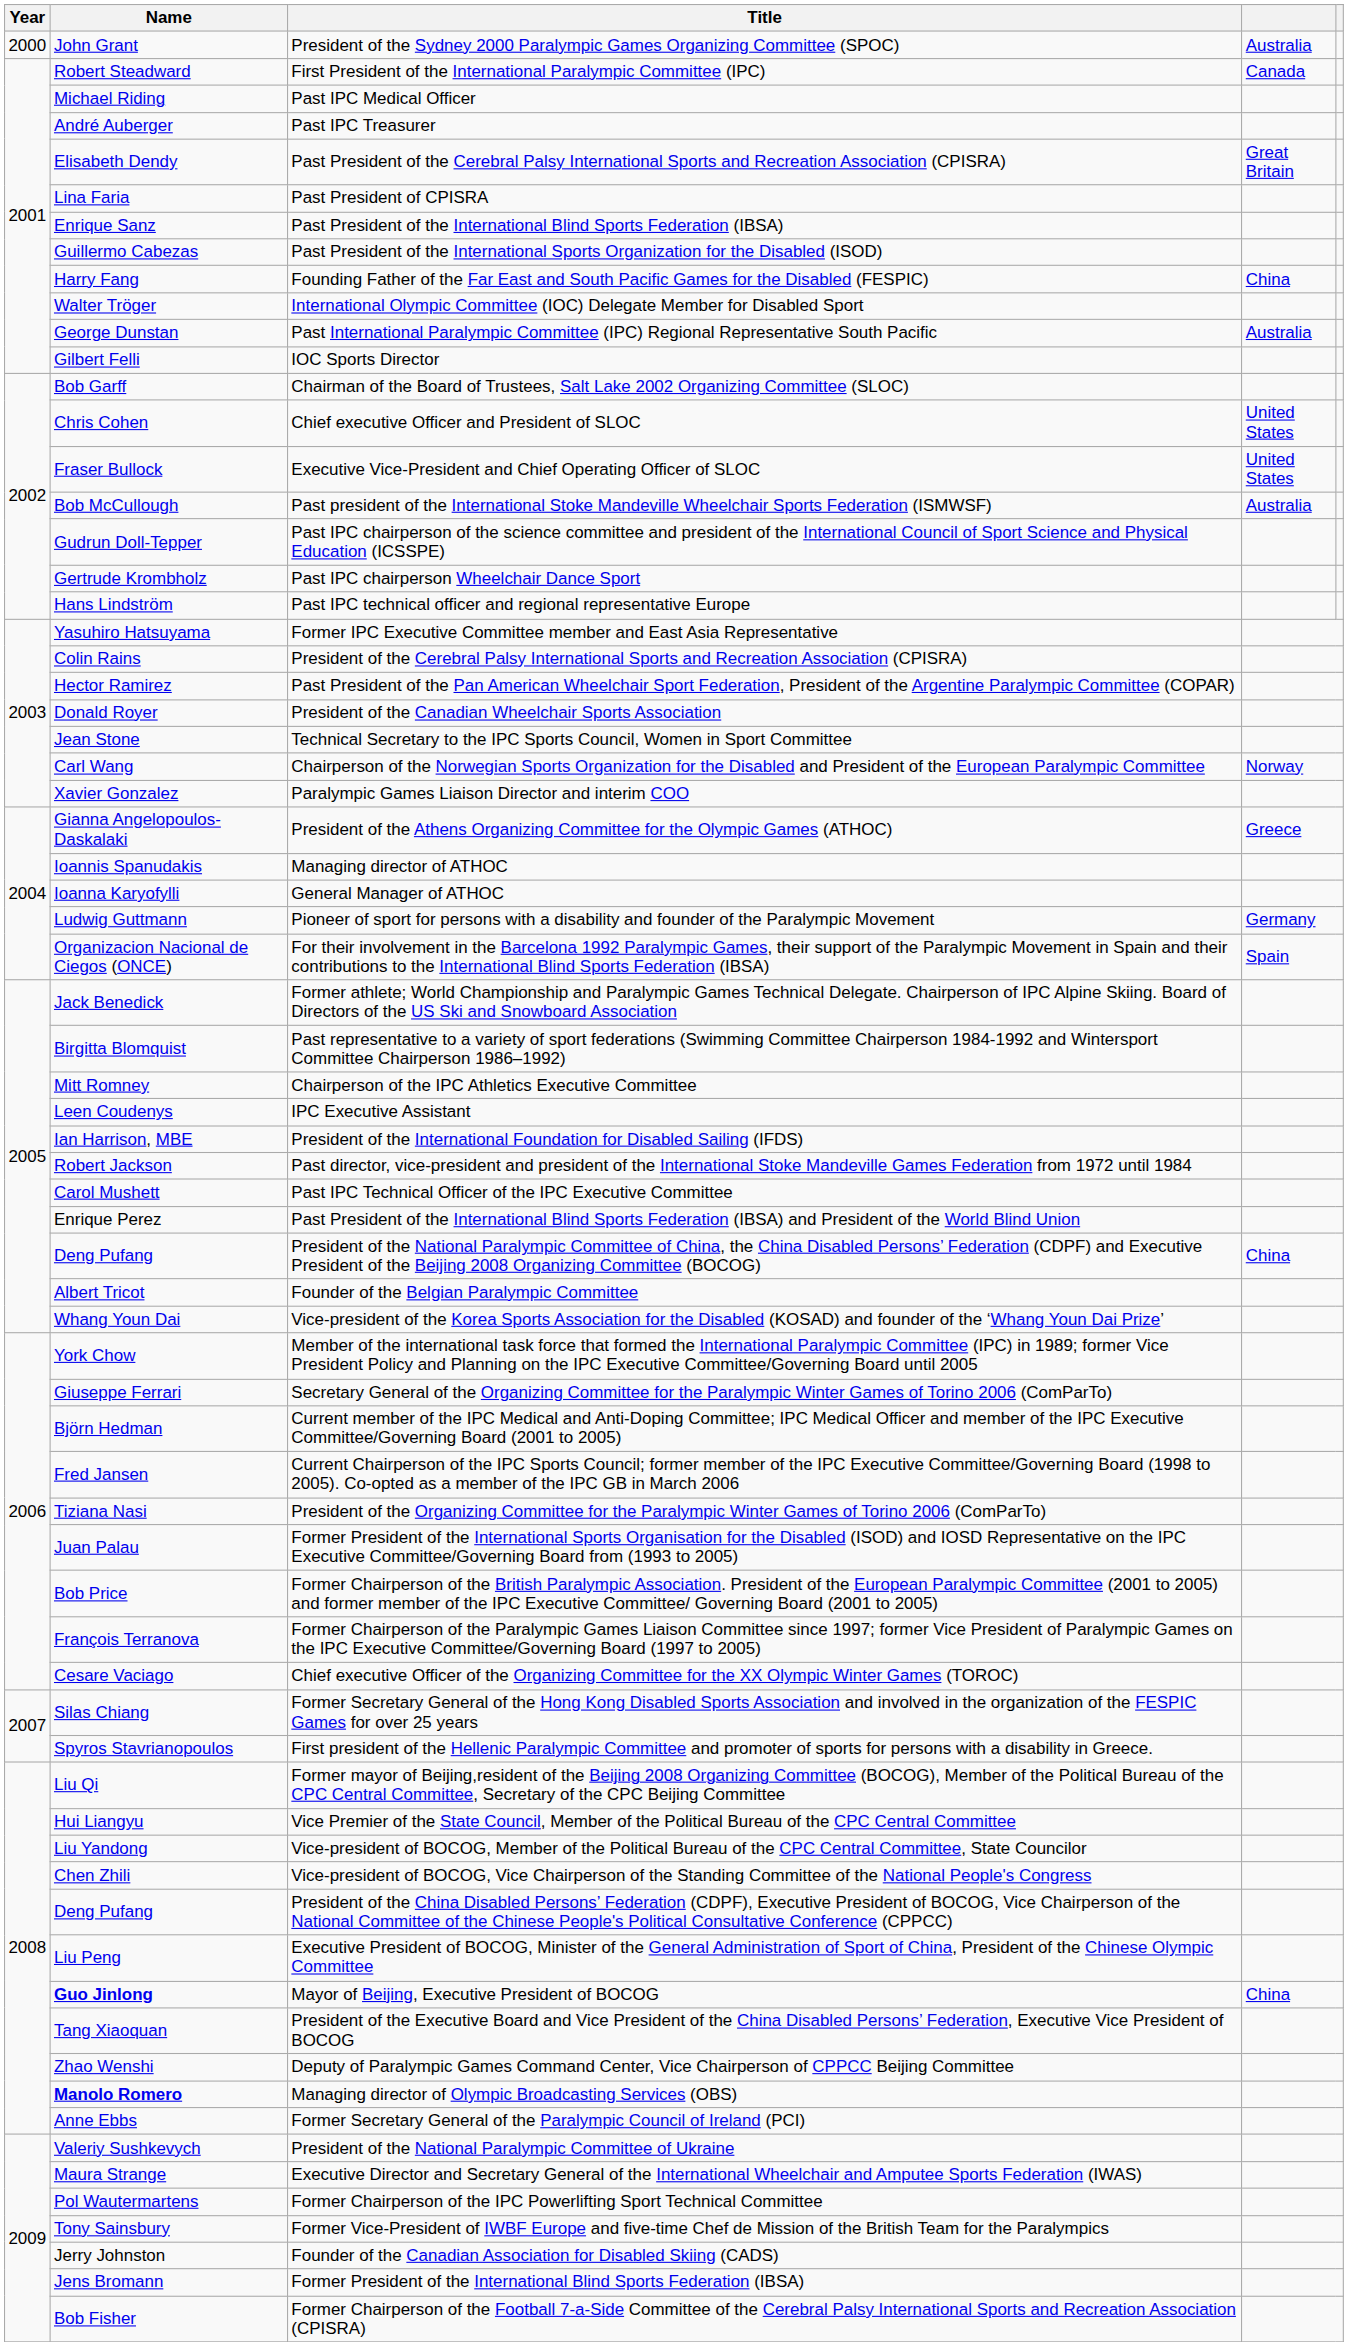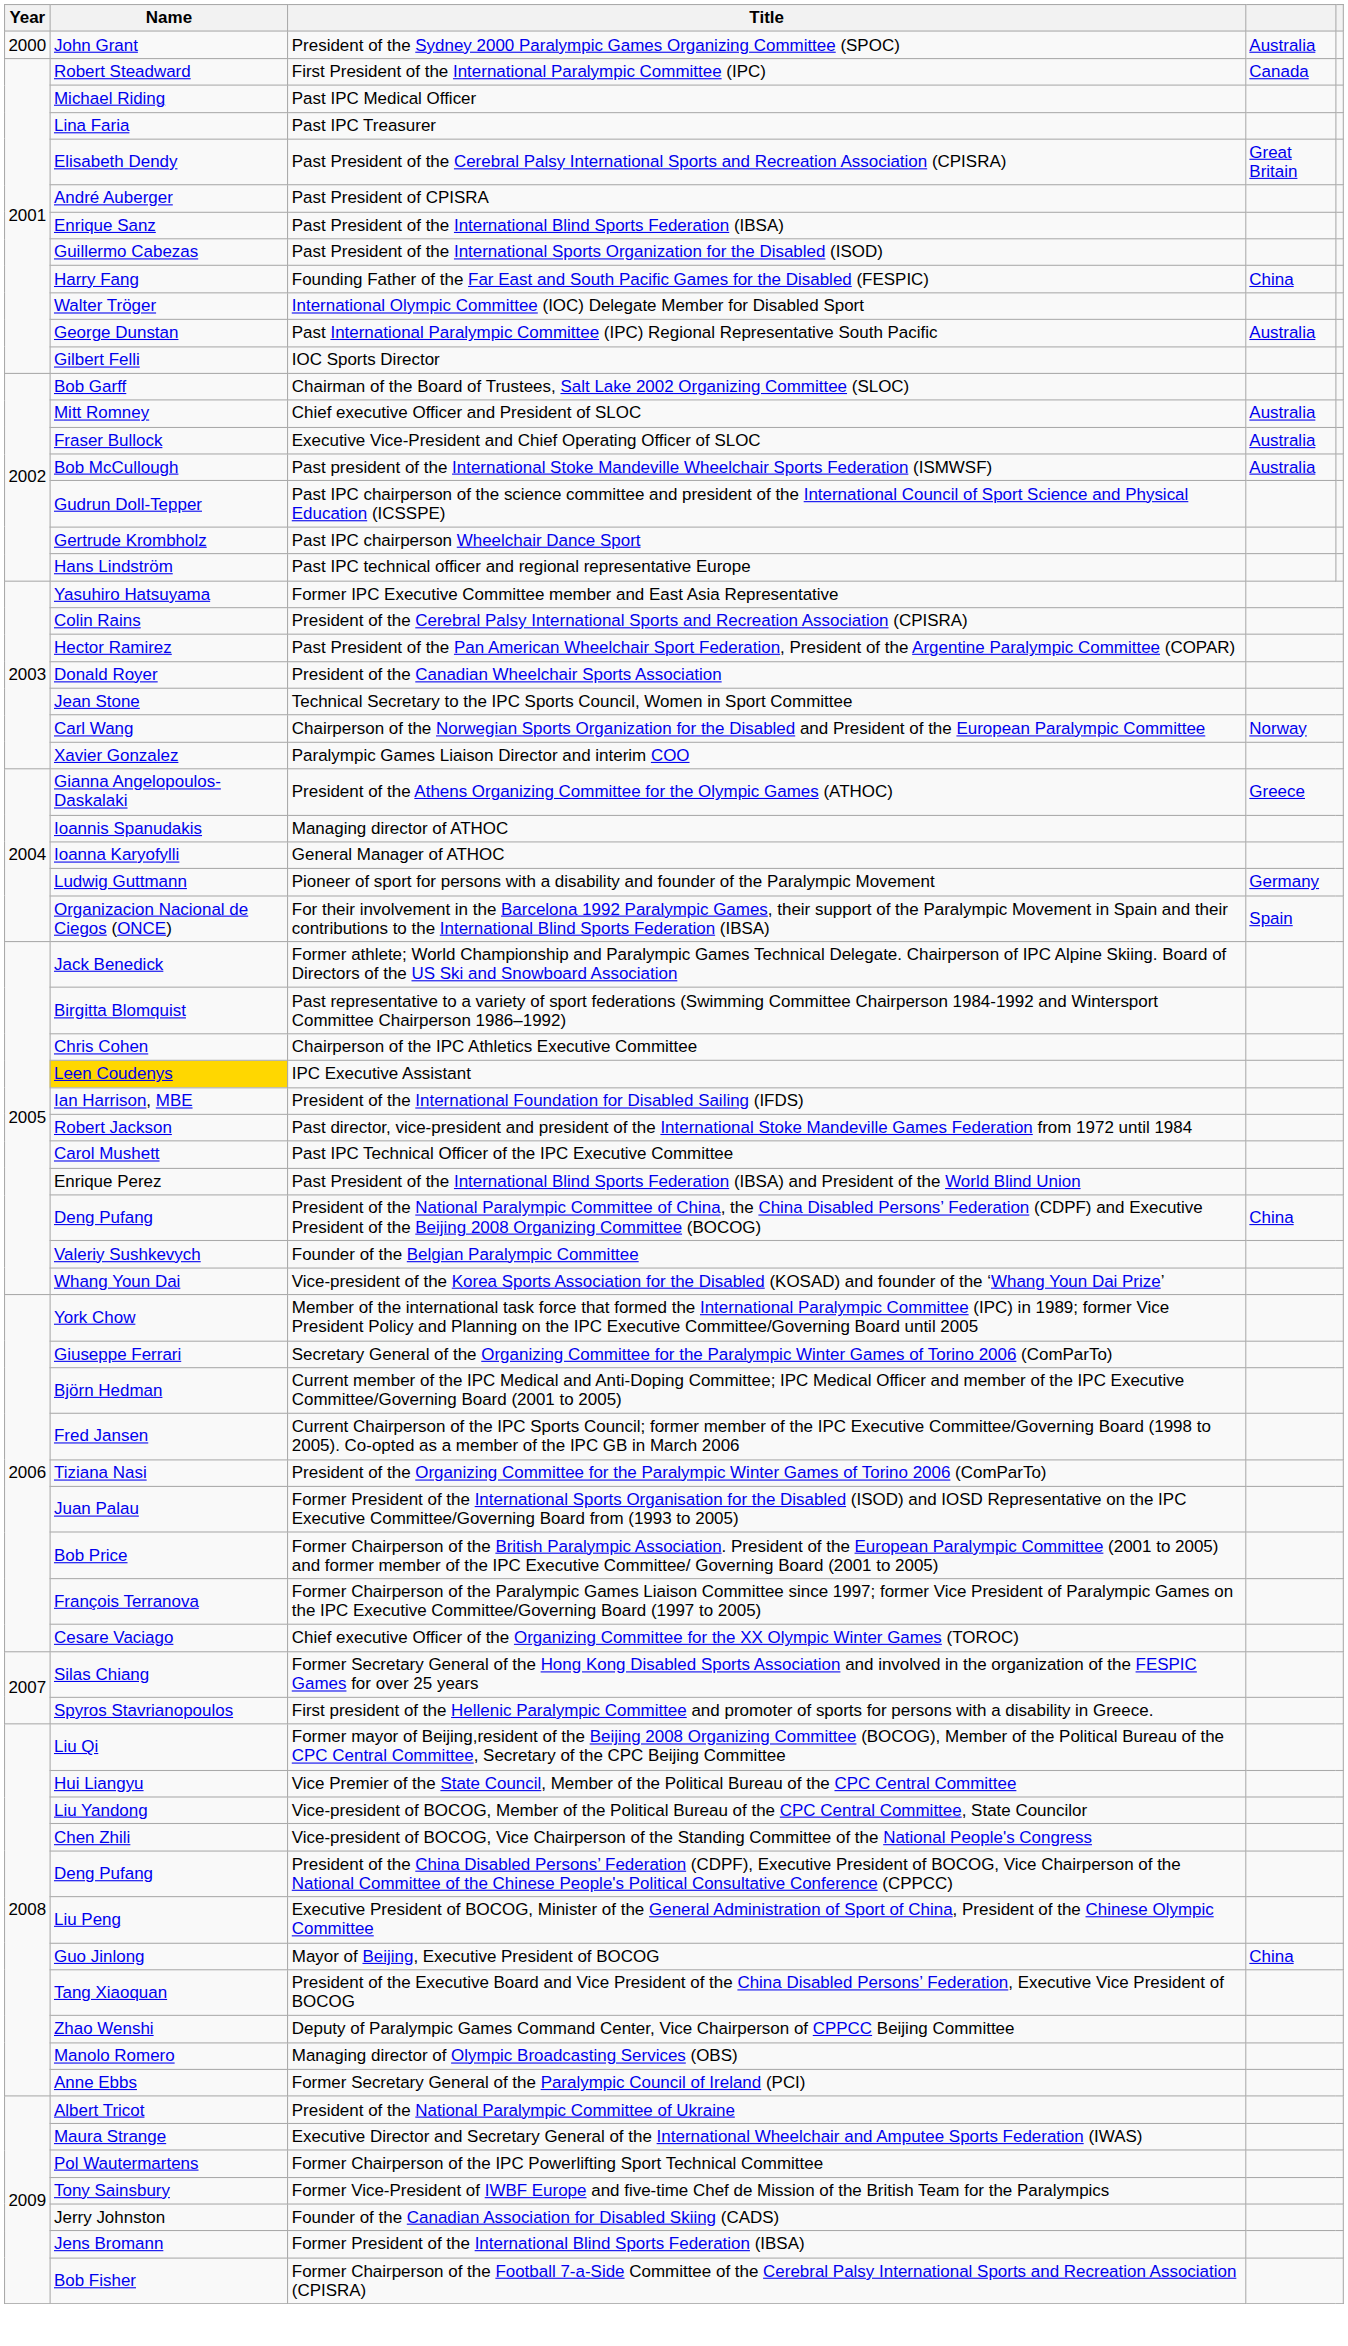(113, 125) André Auberger -> (92, 125) Lina Faria
(92, 198) Lina Faria -> (113, 198) André Auberger
(101, 423) Chris Cohen -> (102, 413) Mitt Romney
(1270, 423) United States -> (1282, 413) Australia
(1270, 469) United States -> (1282, 440) Australia
(102, 1085) Mitt Romney -> (101, 1046) Chris Cohen
(113, 1112) no background -> (113, 1073) gold background
(99, 1292) Albert Tricot -> (127, 1254) Valeriy Sushkevych
(103, 1994) bold -> (99, 1956) normal
(118, 2094) bold -> (114, 2055) normal
(127, 2147) Valeriy Sushkevych -> (99, 2109) Albert Tricot
